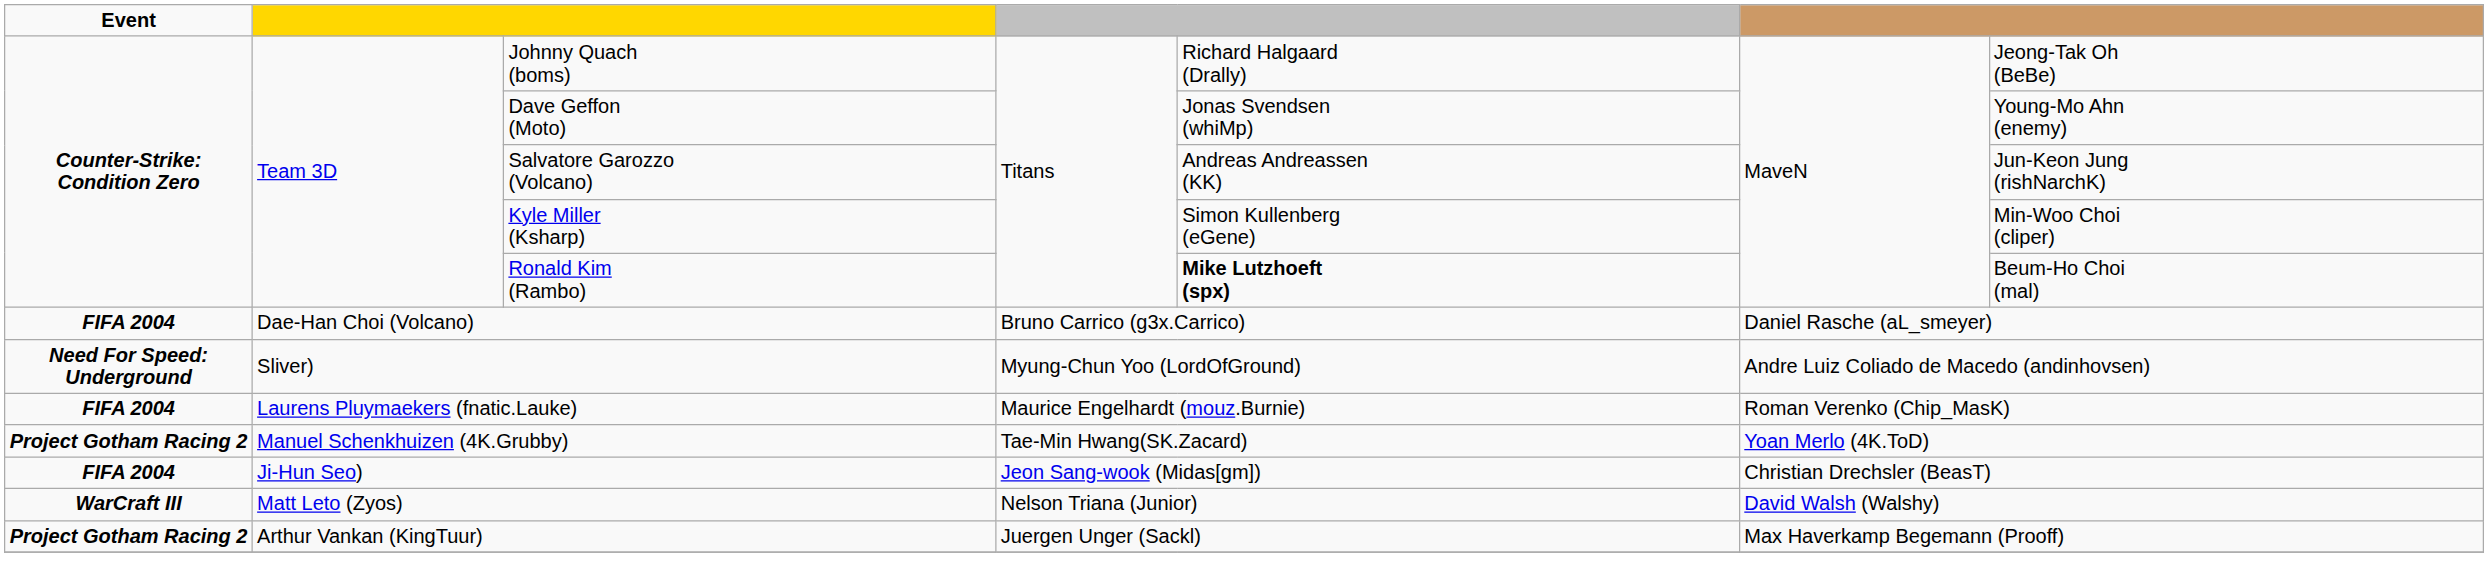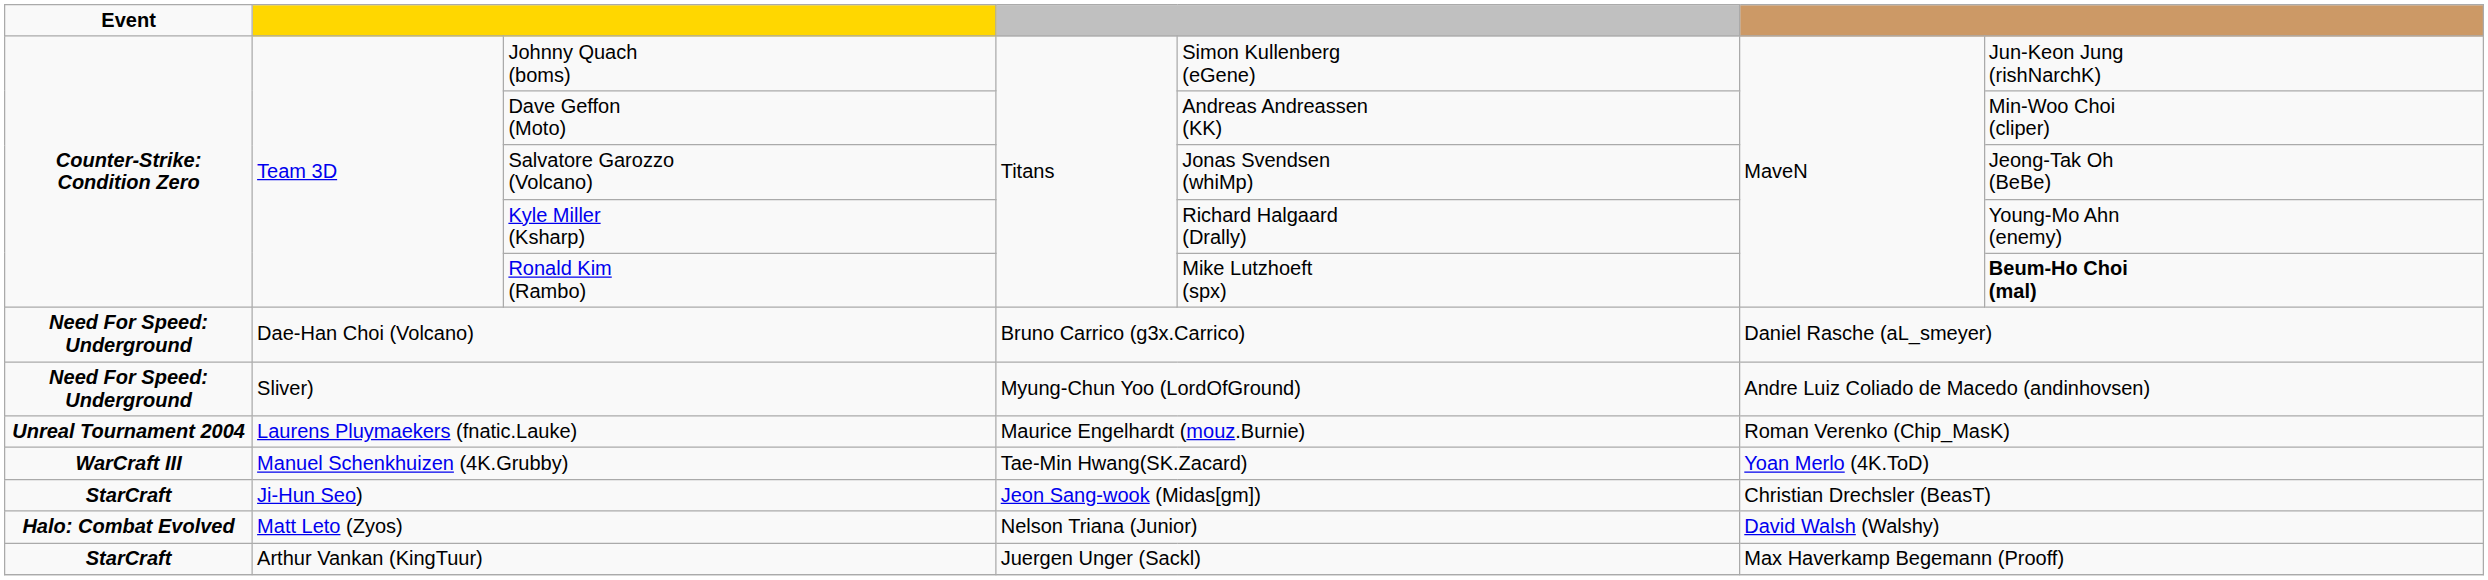(1260, 63) Richard Halgaard (Drally) -> (1261, 63) Simon Kullenberg (eGene)
(2056, 63) Jeong-Tak Oh (BeBe) -> (2056, 63) Jun-Keon Jung (rishNarchK)
(1256, 117) Jonas Svendsen (whiMp) -> (1275, 117) Andreas Andreassen (KK)
(2059, 117) Young-Mo Ahn (enemy) -> (2052, 117) Min-Woo Choi (cliper)
(1275, 171) Andreas Andreassen (KK) -> (1256, 171) Jonas Svendsen (whiMp)
(2061, 171) Jun-Keon Jung (rishNarchK) -> (2051, 171) Jeong-Tak Oh (BeBe)
(1261, 225) Simon Kullenberg (eGene) -> (1260, 225) Richard Halgaard (Drally)
(2057, 225) Min-Woo Choi (cliper) -> (2054, 225) Young-Mo Ahn (enemy)
(1252, 280) bold -> (1247, 280) normal
(2059, 280) normal -> (2058, 280) bold
(129, 323) FIFA 2004 -> (129, 334) Need For Speed: Underground
(129, 409) FIFA 2004 -> (129, 431) Unreal Tournament 2004
(129, 440) Project Gotham Racing 2 -> (129, 463) WarCraft III
(129, 472) FIFA 2004 -> (129, 495) StarCraft
(129, 504) WarCraft III -> (129, 526) Halo: Combat Evolved
(129, 535) Project Gotham Racing 2 -> (129, 558) StarCraft
